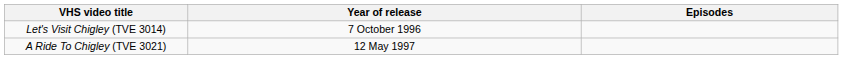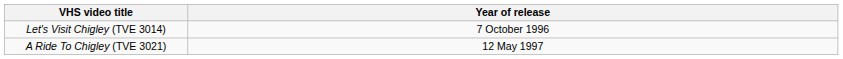- column: (710, 12)
